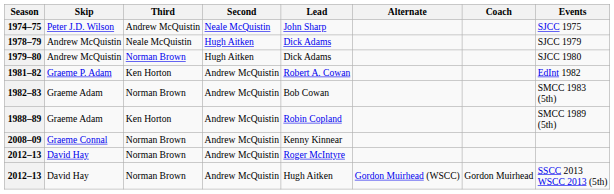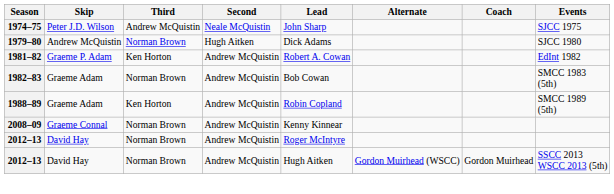- row: (25, 42)
